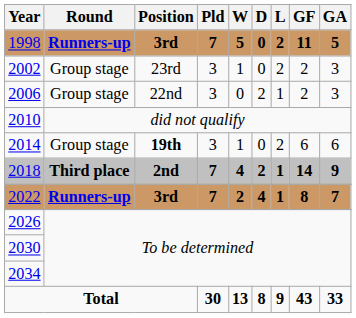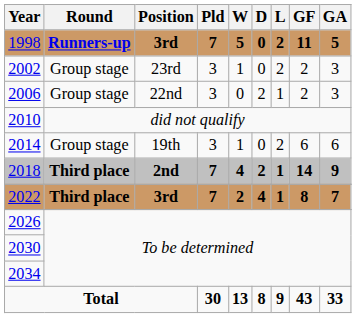(166, 145) bold -> (166, 145) normal
(89, 196) Runners-up -> (89, 196) Third place
